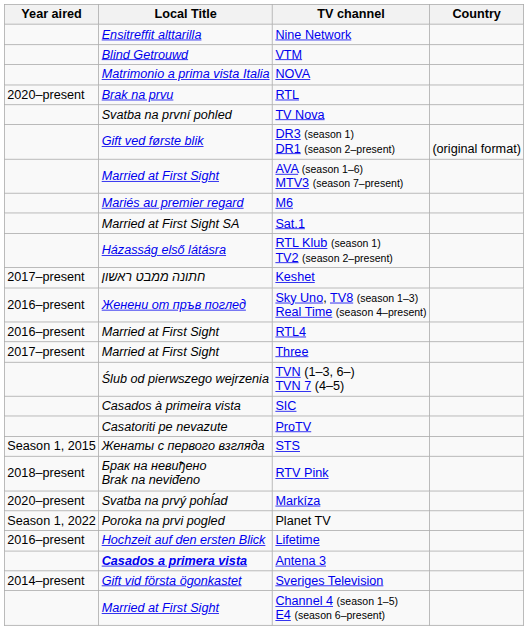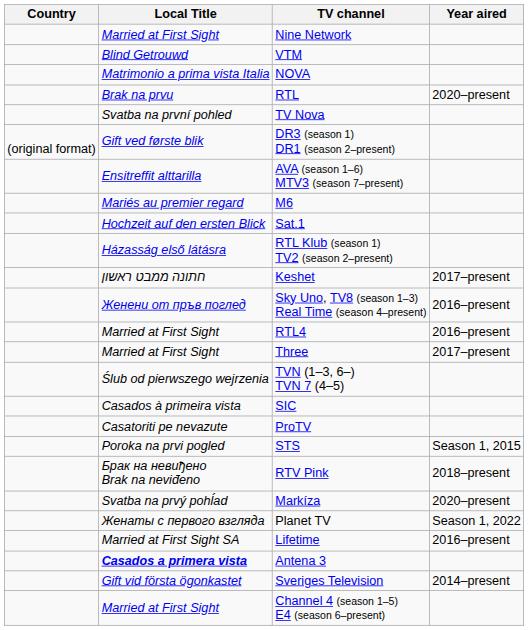columns swapped: (477, 14) <-> (52, 14)
(152, 34) Ensitreffit alttarilla -> (160, 34) Married at First Sight
(160, 176) Married at First Sight -> (152, 176) Ensitreffit alttarilla
(171, 223) Married at First Sight SA -> (183, 223) Hochzeit auf den ersten Blick
(183, 446) Женаты с первого взгляда -> (163, 446) Poroka na prvi pogled
(163, 520) Poroka na prvi pogled -> (183, 520) Женаты с первого взгляда
(184, 540) Hochzeit auf den ersten Blick -> (170, 540) Married at First Sight SA
